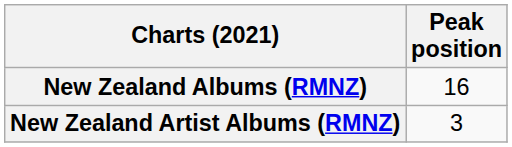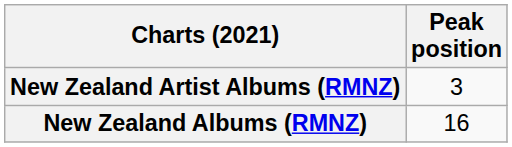rows swapped: (205, 86) <-> (205, 123)
